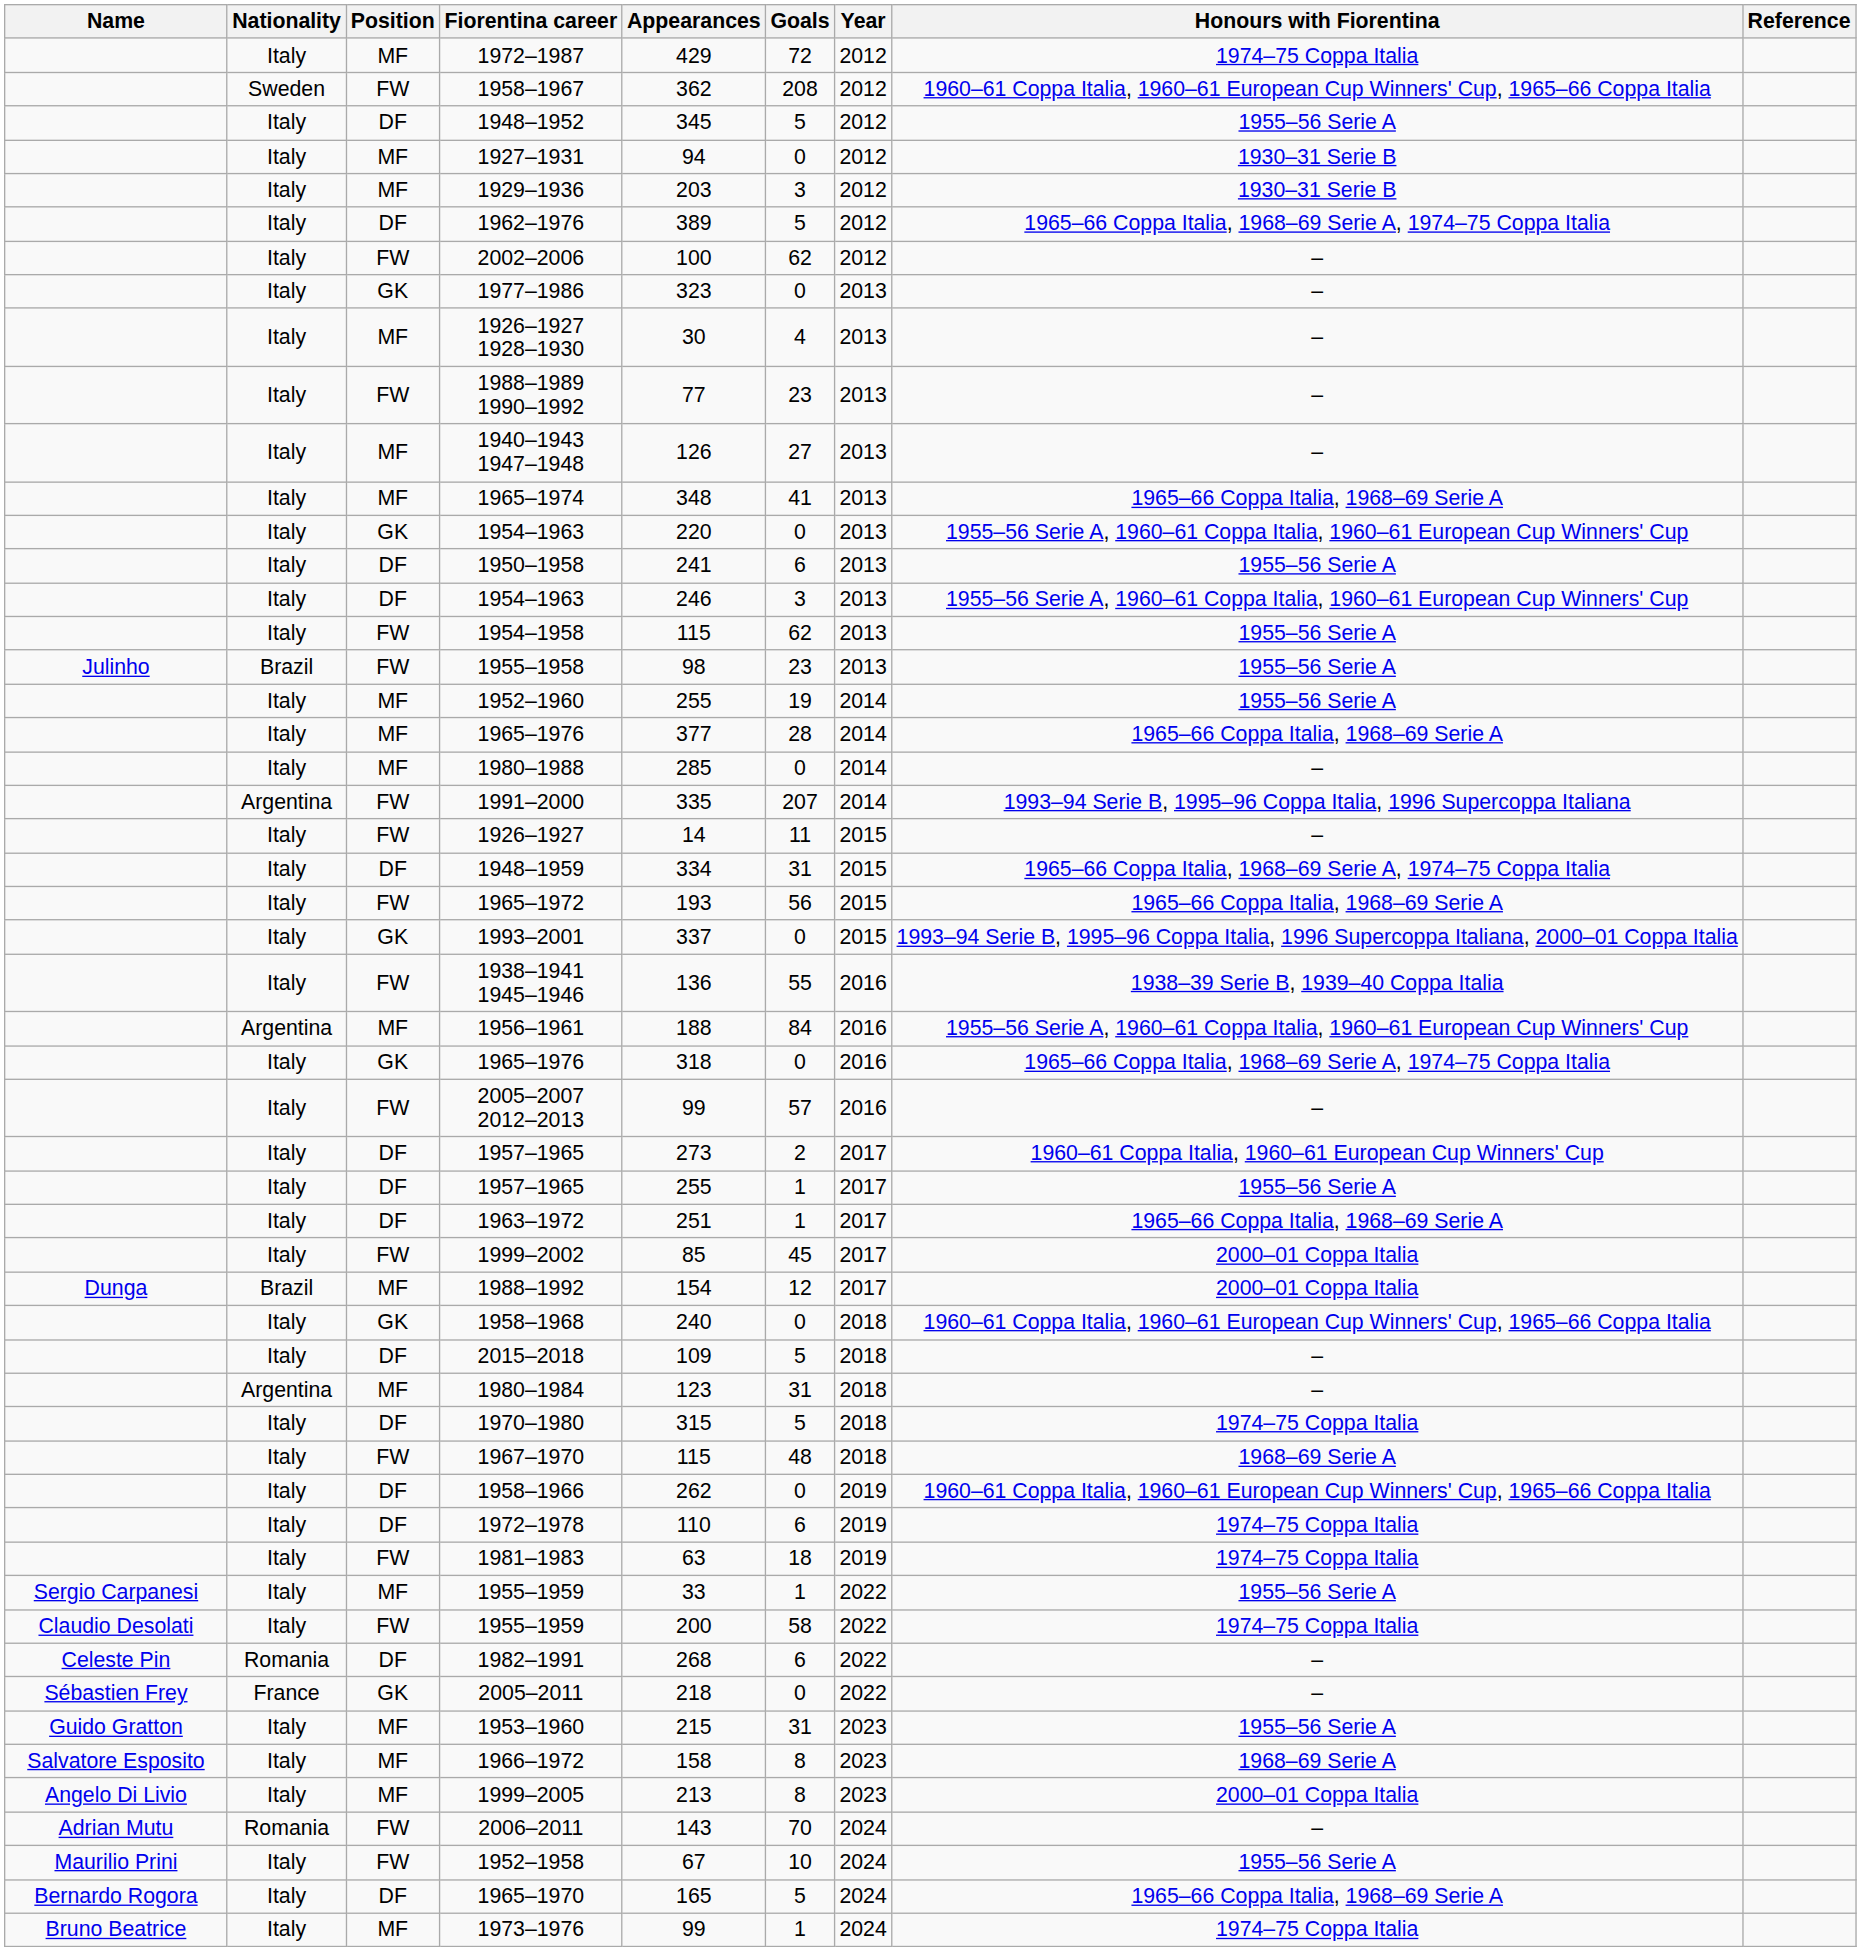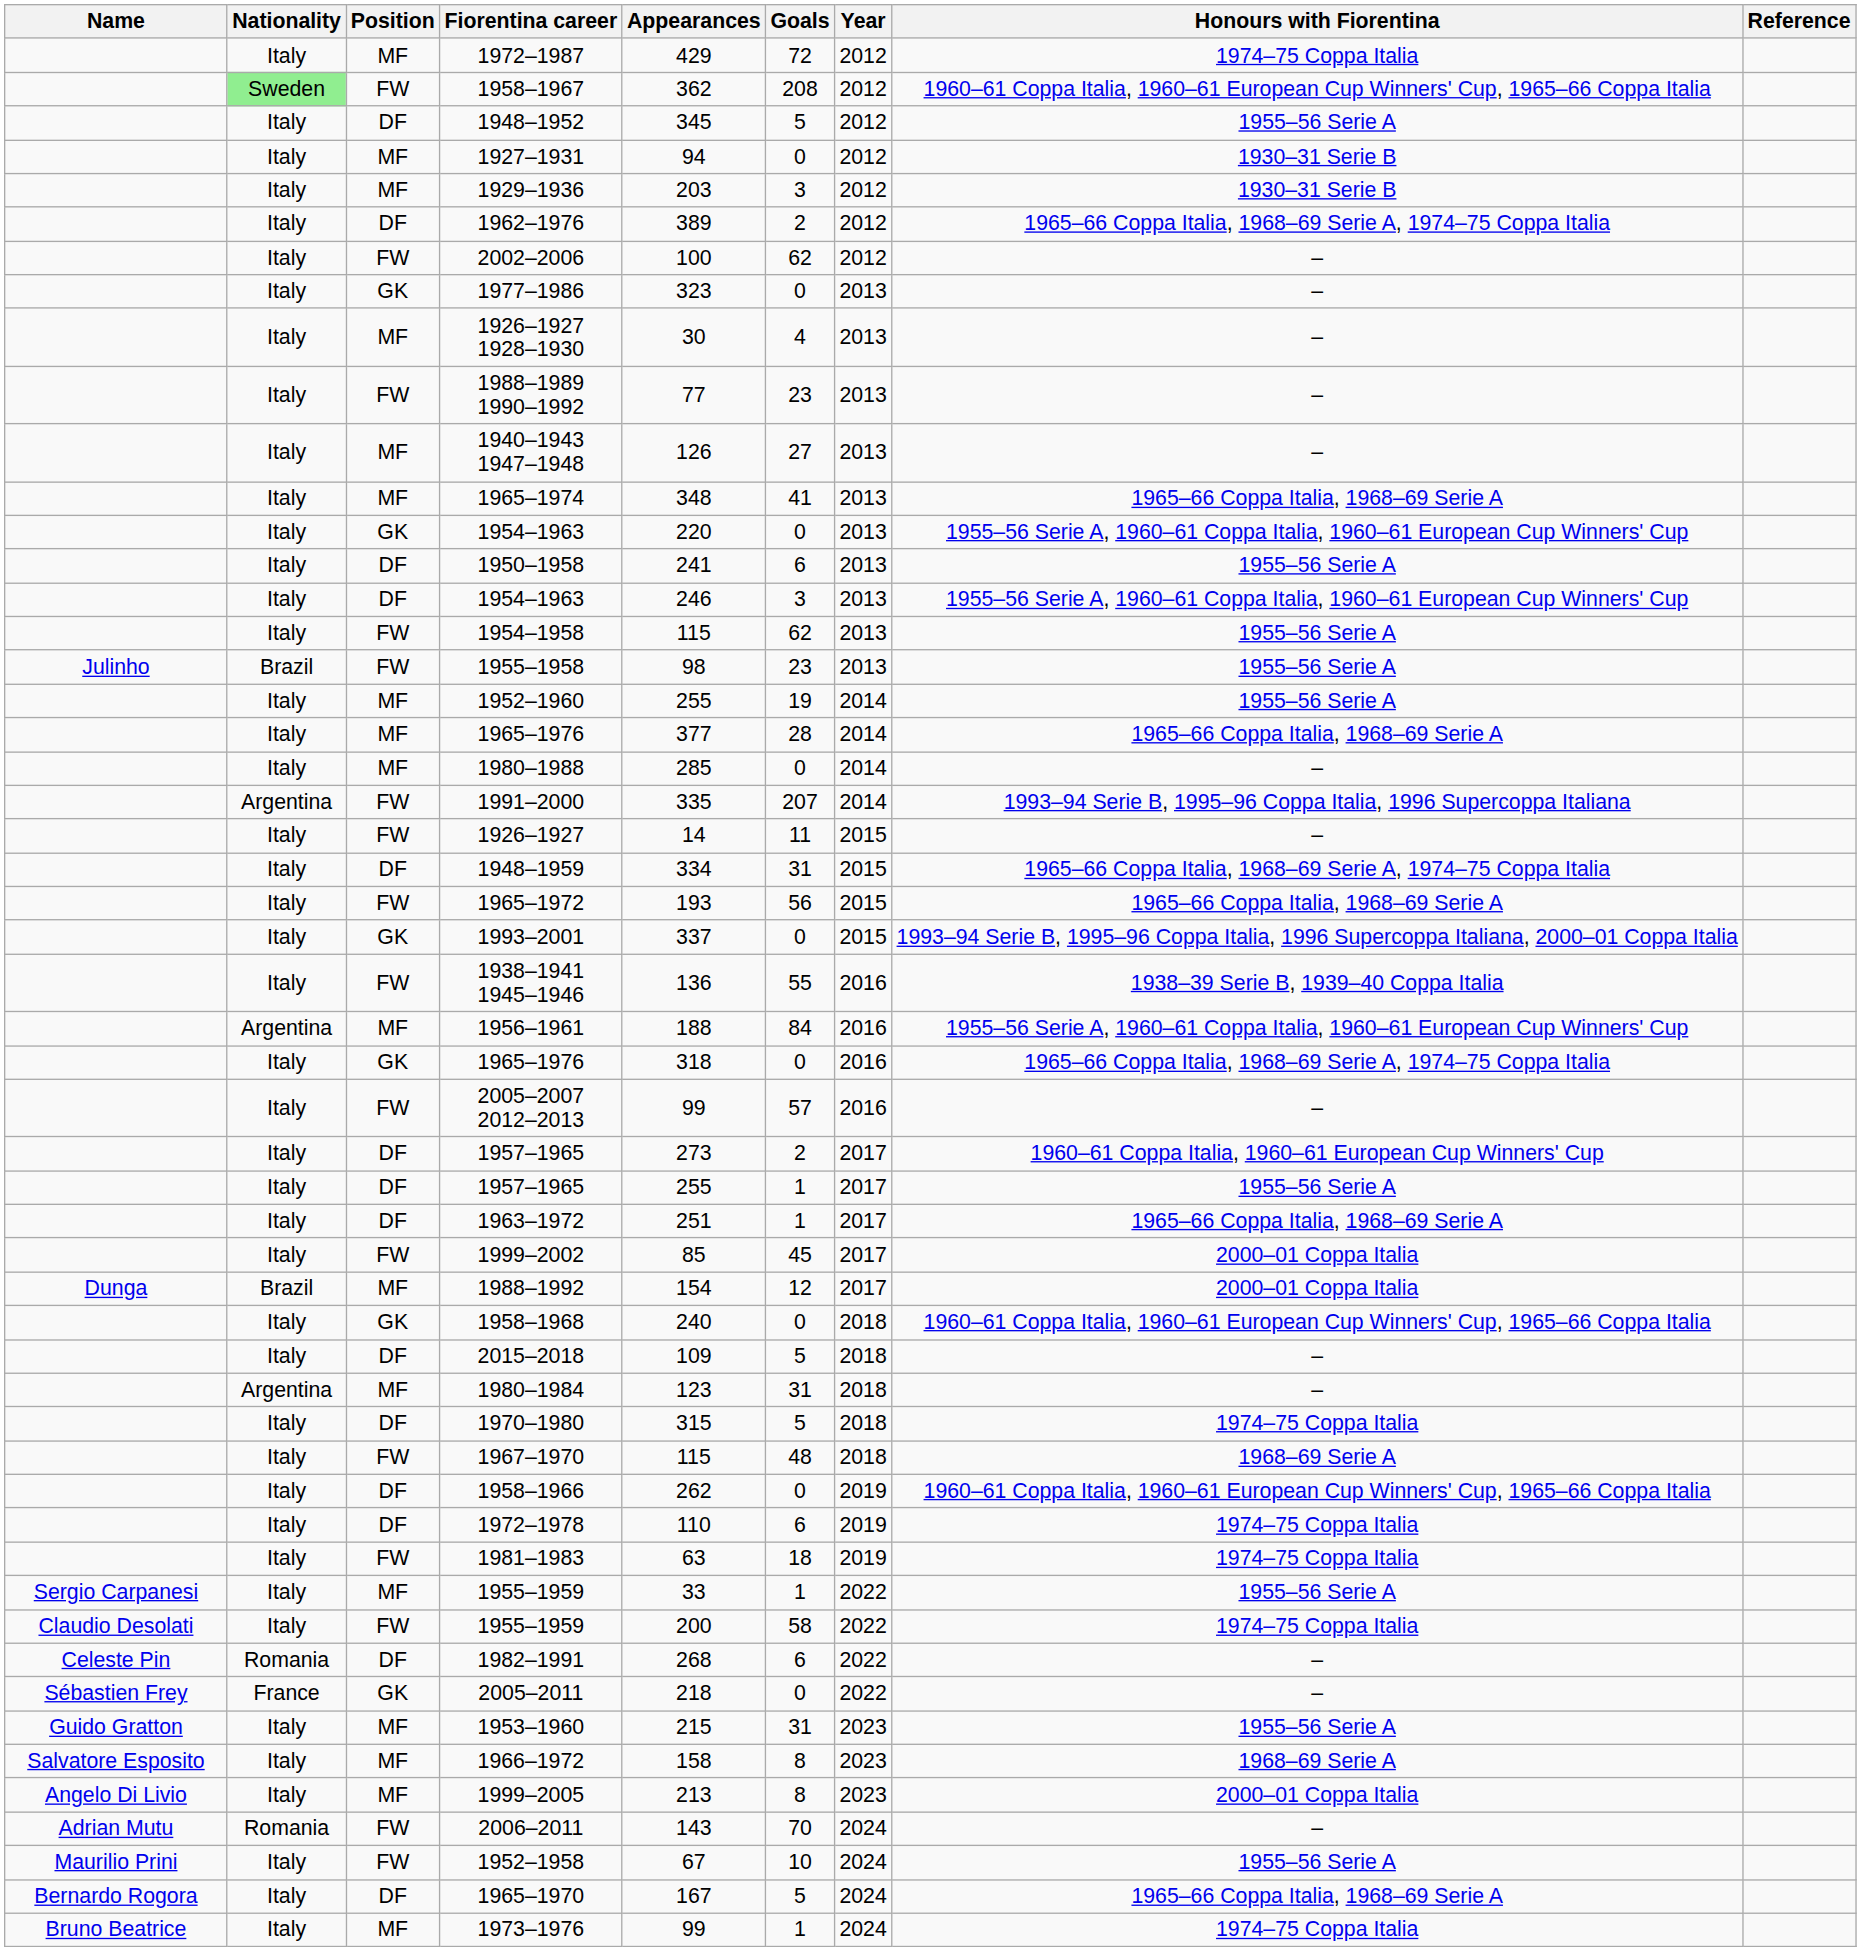(287, 88) no background -> (287, 88) lightgreen background
(800, 223) 5 -> (800, 223) 2
(694, 1896) 165 -> (694, 1896) 167
